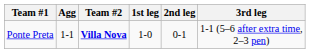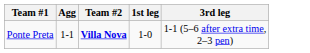- column: (179, 12)
